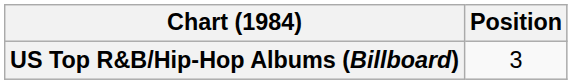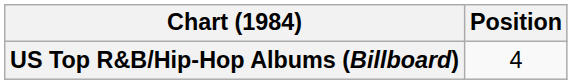(516, 60) 3 -> (516, 60) 4
